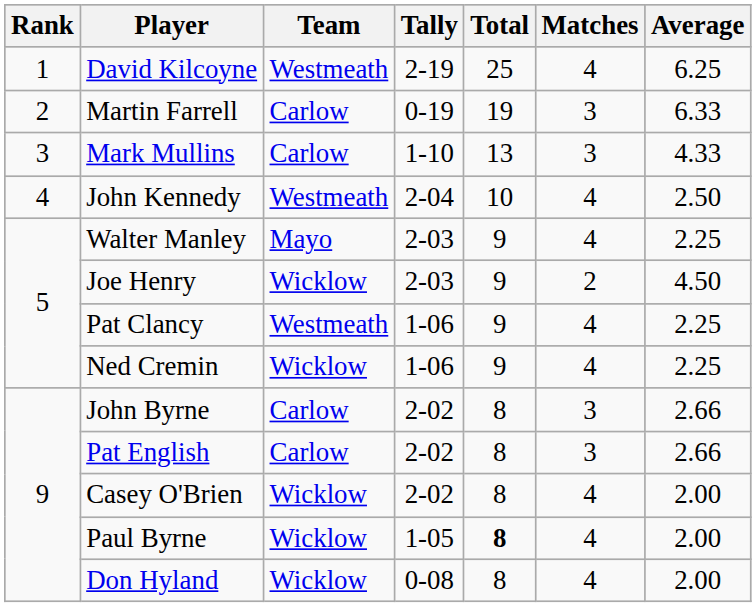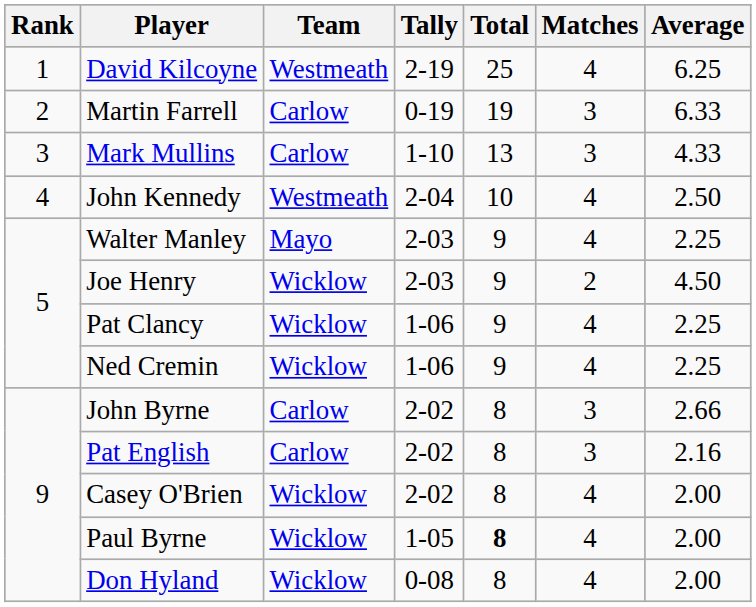(329, 324) Westmeath -> (318, 324) Wicklow
(698, 452) 2.66 -> (698, 452) 2.16
